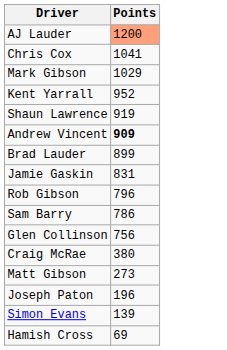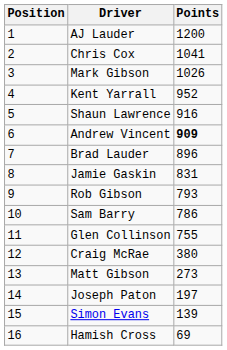+ column: (36, 14)
(128, 34) lightsalmon background -> (191, 34) no background
(128, 74) 1029 -> (191, 74) 1026
(124, 114) 919 -> (187, 114) 916
(124, 155) 899 -> (187, 155) 896
(124, 195) 796 -> (187, 195) 793
(124, 235) 756 -> (187, 235) 755
(124, 295) 196 -> (187, 295) 197
